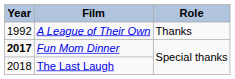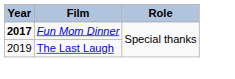- row: (94, 31)
(19, 66) 2018 -> (19, 48) 2019
